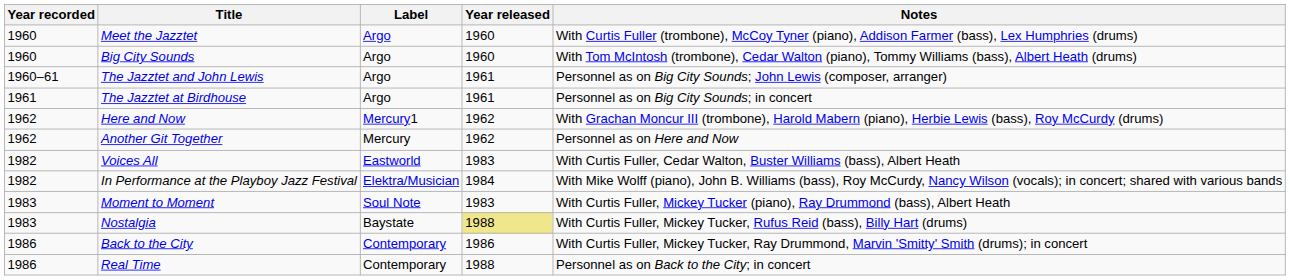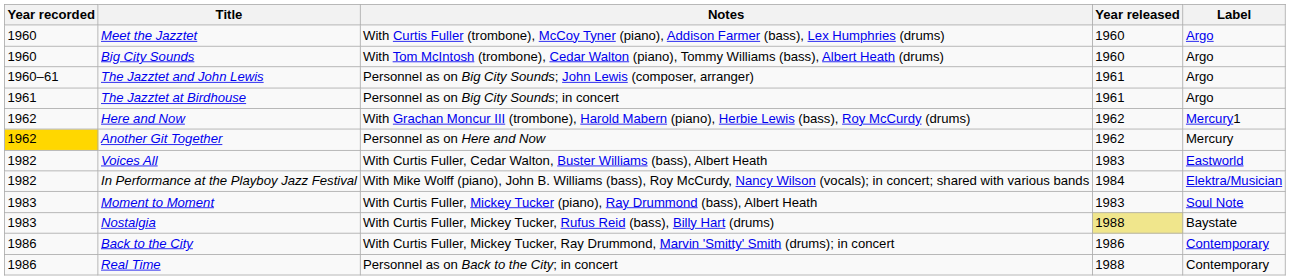columns swapped: (411, 14) <-> (919, 14)
(22, 139) no background -> (22, 139) gold background
